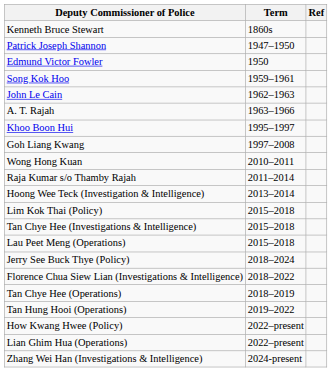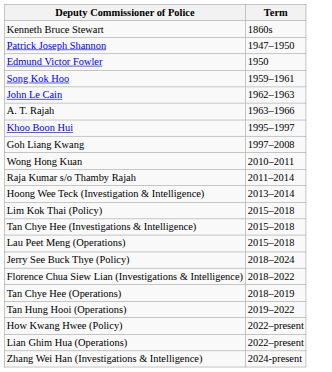- column: (316, 12)
